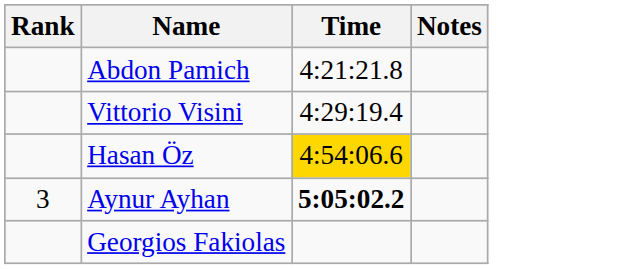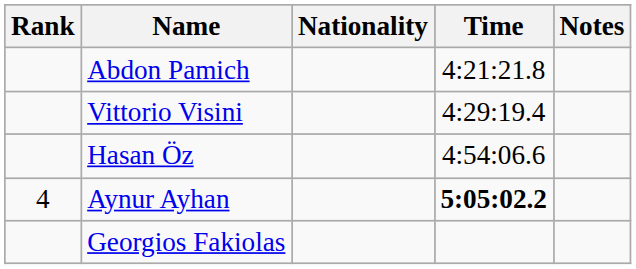+ column: (363, 26)
(351, 155) gold background -> (494, 155) no background
(43, 198) 3 -> (43, 198) 4
